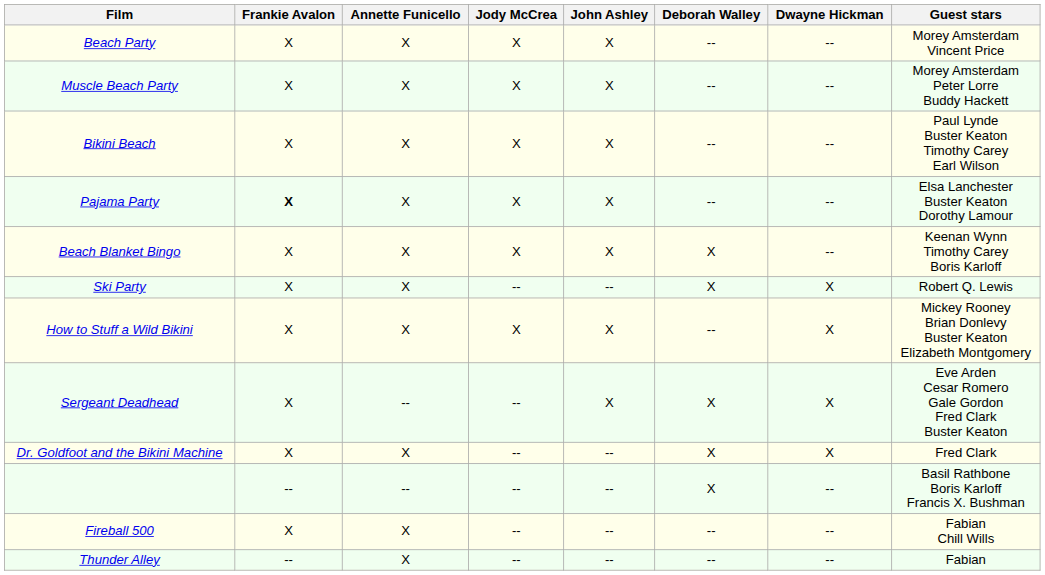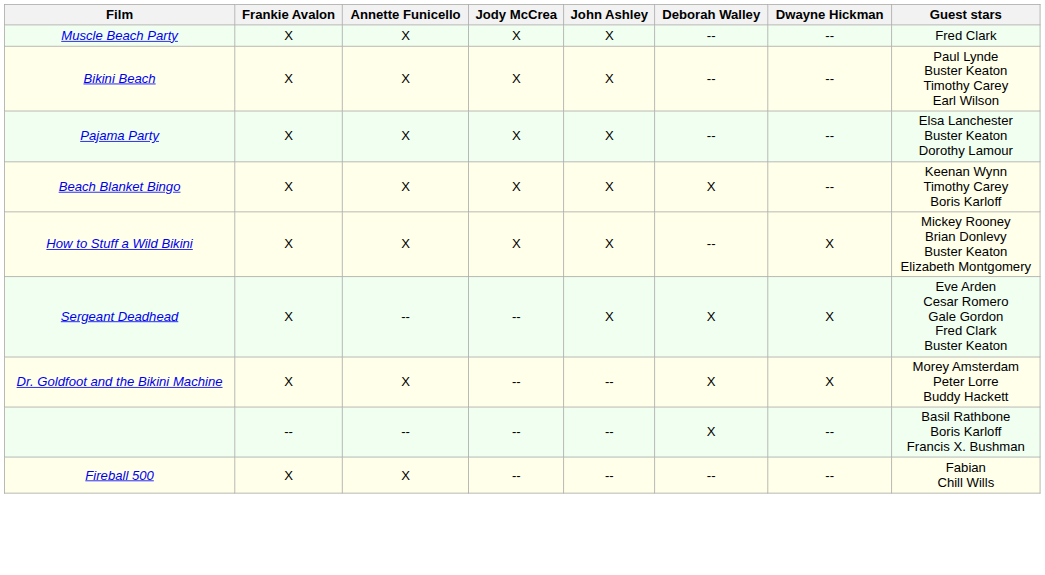- row: (120, 43)
(966, 86) Morey Amsterdam Peter Lorre Buddy Hackett -> (966, 35) Fred Clark
(289, 201) bold -> (289, 136) normal
- row: (120, 287)
(966, 453) Fred Clark -> (966, 381) Morey Amsterdam Peter Lorre Buddy Hackett
- row: (120, 559)
